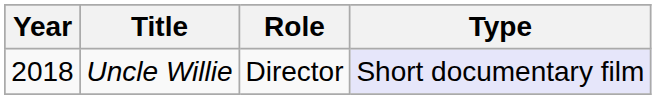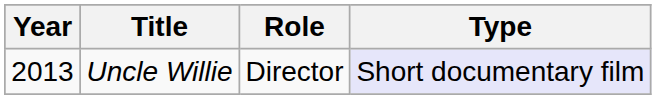(42, 71) 2018 -> (42, 71) 2013
